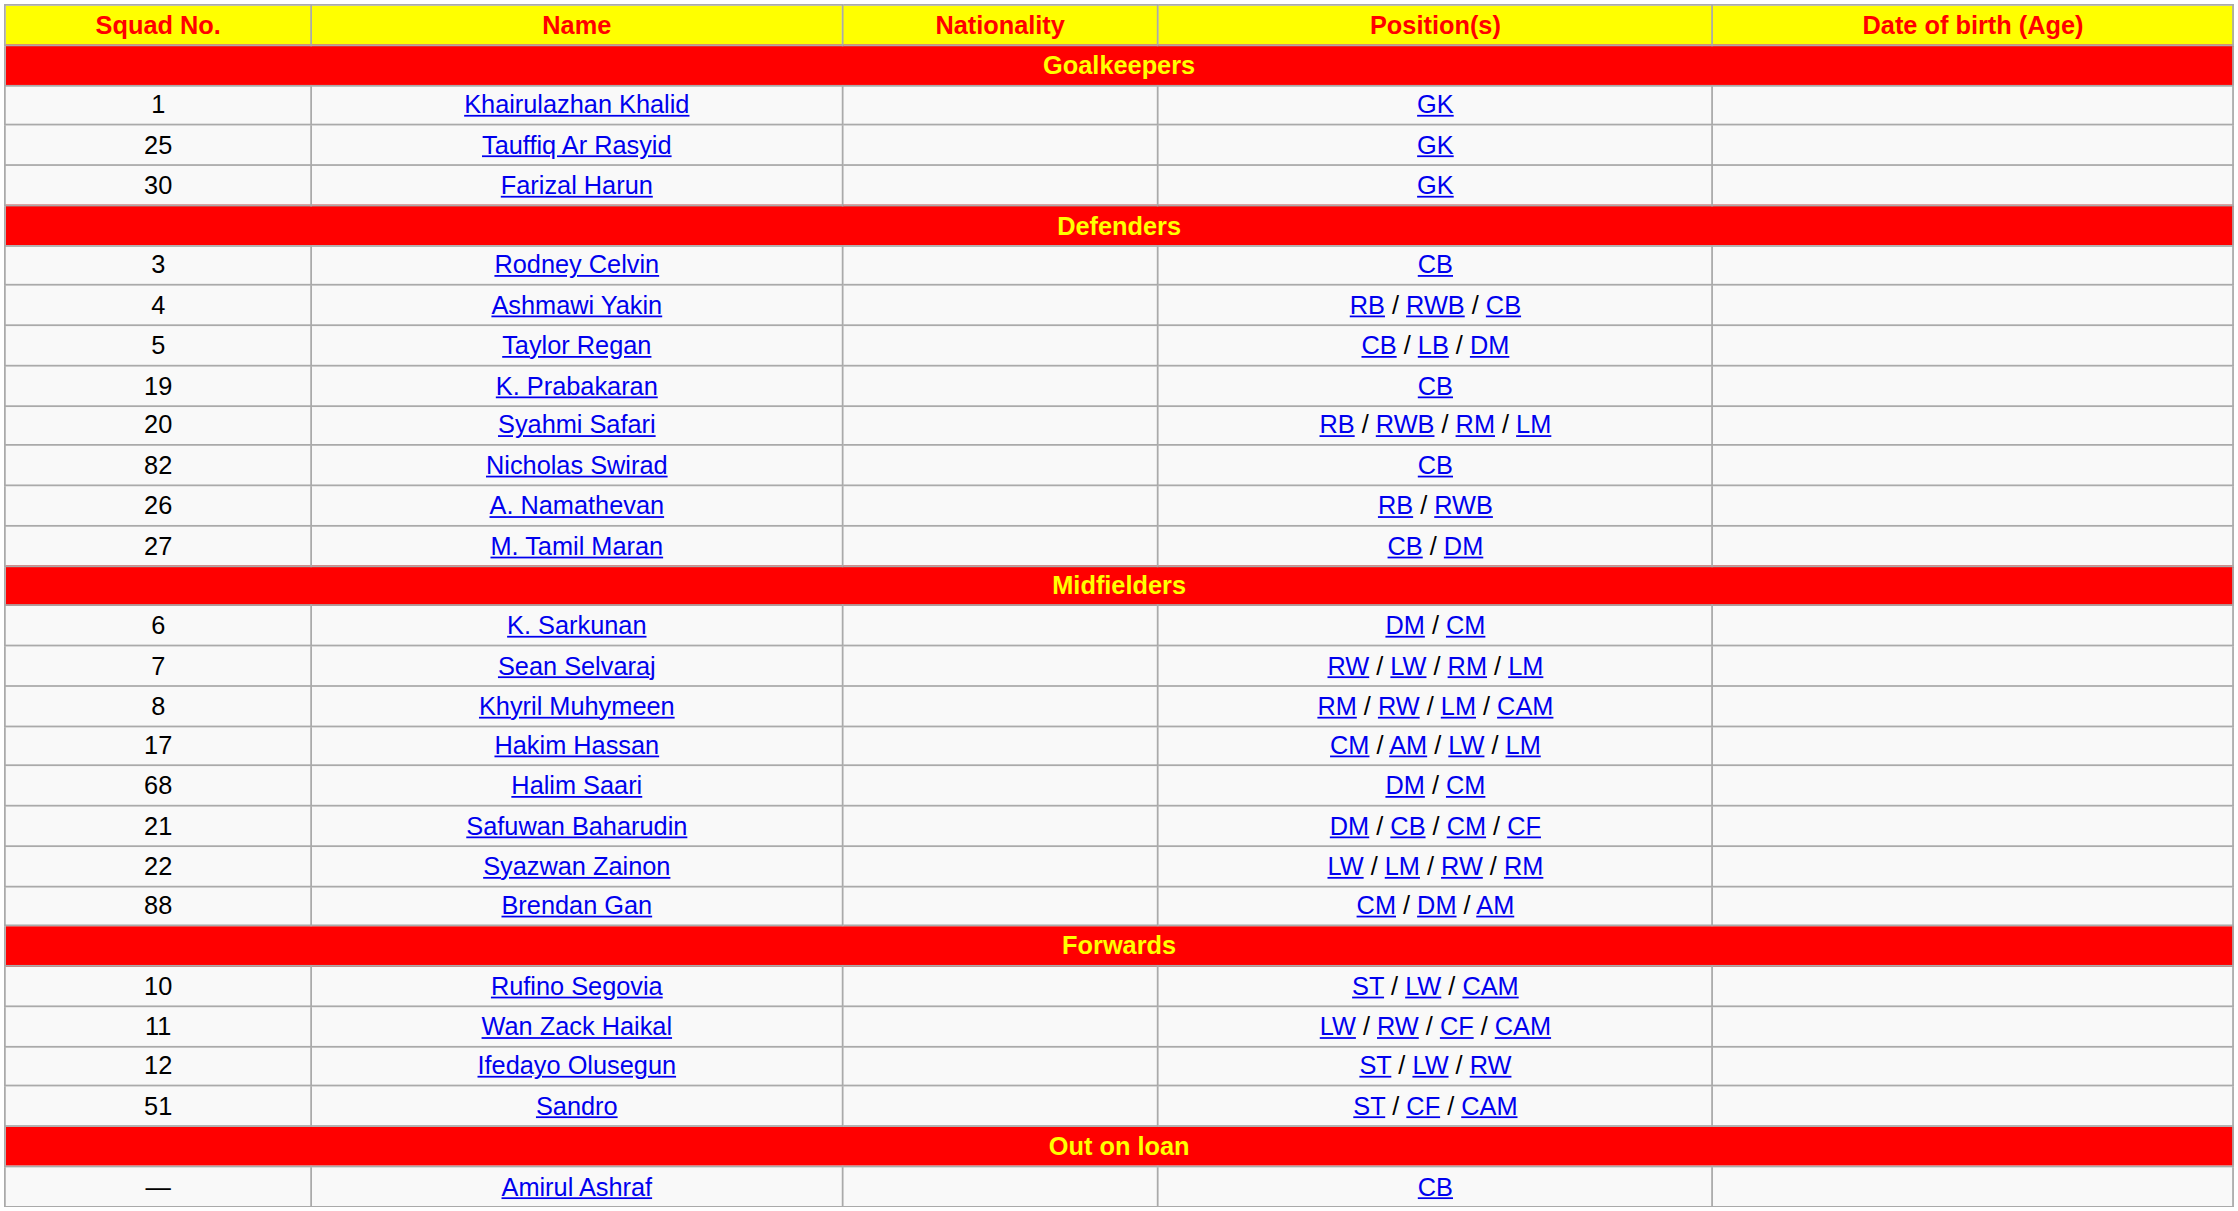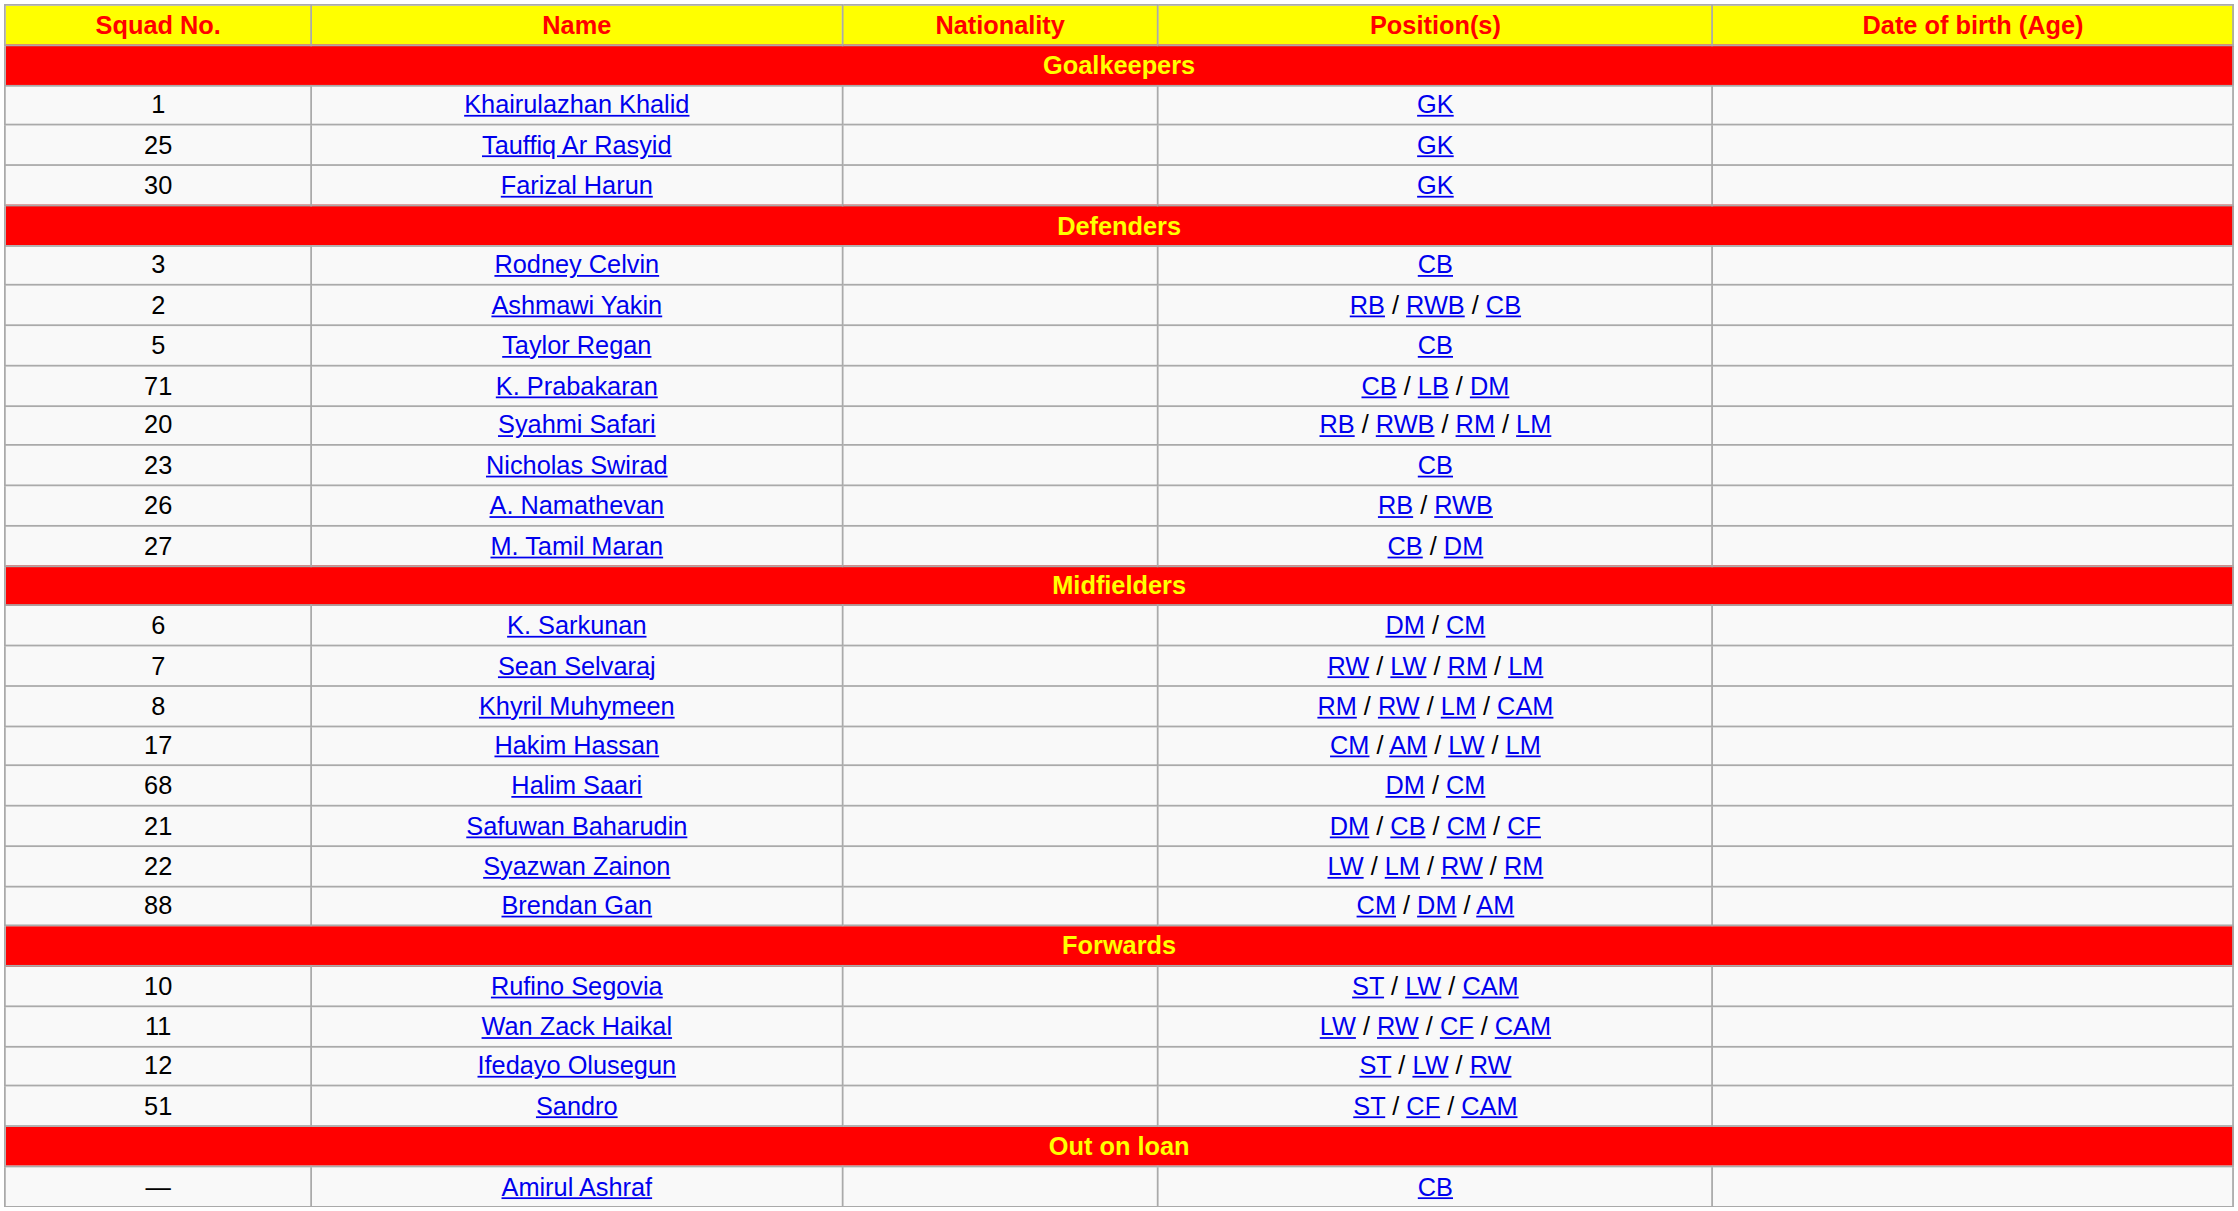(158, 306) 4 -> (158, 306) 2
(1435, 346) CB / LB / DM -> (1435, 346) CB
(158, 386) 19 -> (158, 386) 71
(1435, 386) CB -> (1435, 386) CB / LB / DM
(158, 466) 82 -> (158, 466) 23
